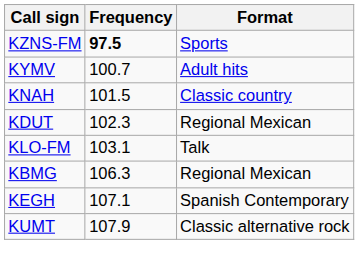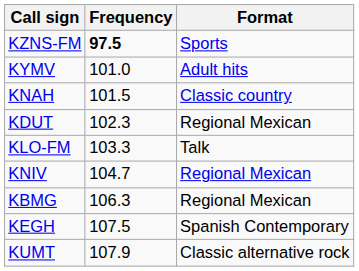(110, 69) 100.7 -> (110, 69) 101.0
(110, 148) 103.1 -> (110, 148) 103.3
+ row: (28, 174)
(110, 200) 107.1 -> (110, 226) 107.5
